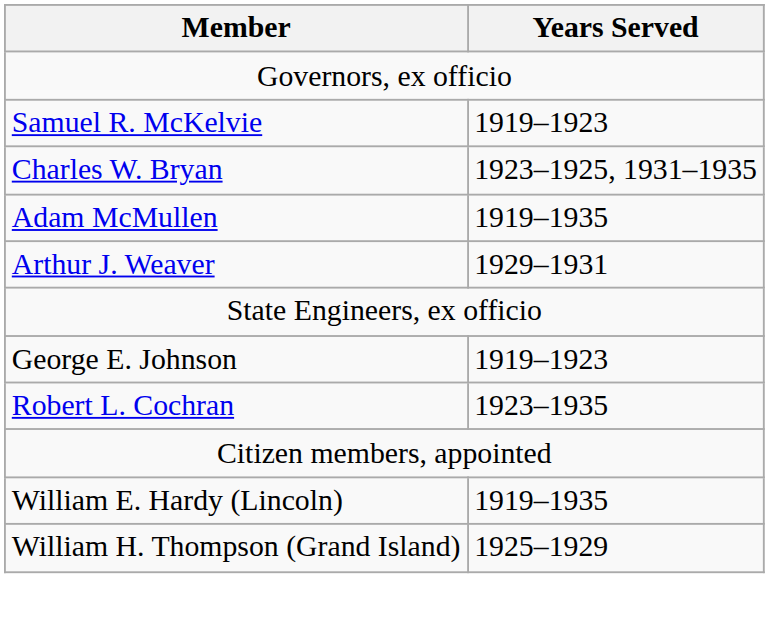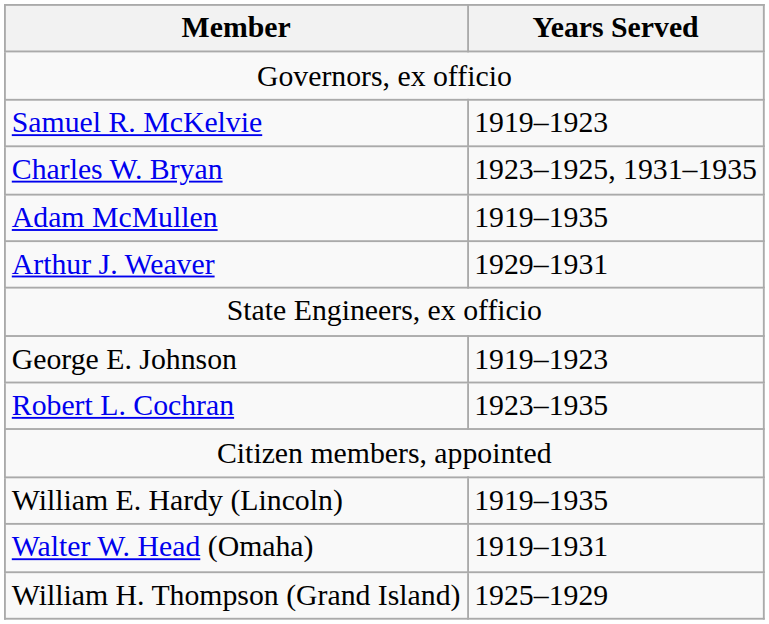+ row: (163, 547)
